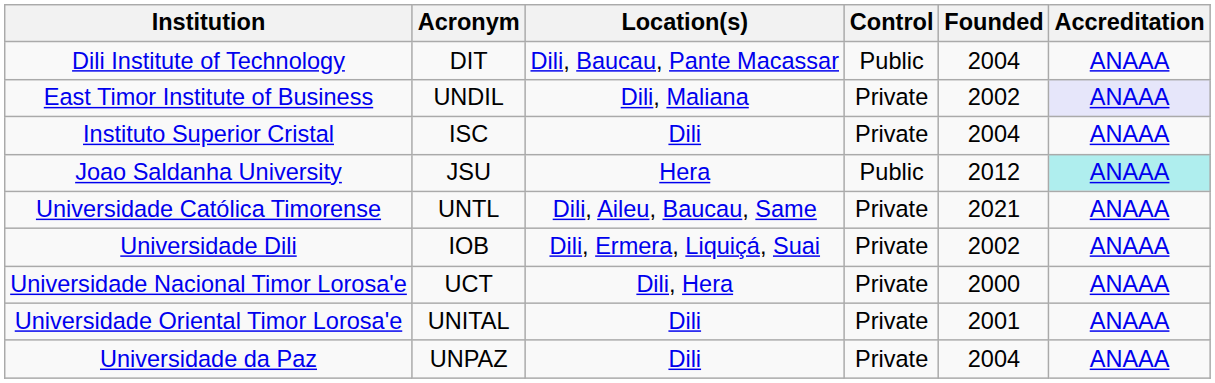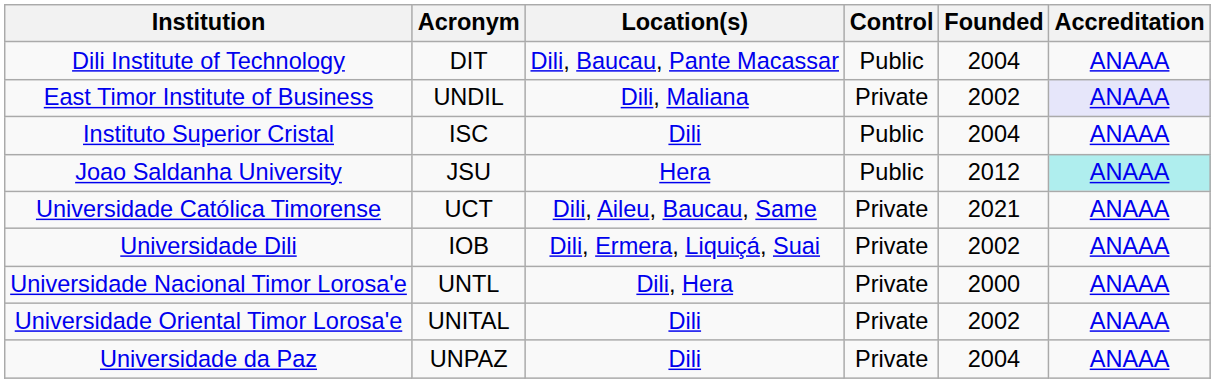(892, 135) Private -> (892, 135) Public
(469, 209) UNTL -> (469, 209) UCT
(469, 284) UCT -> (469, 284) UNTL
(994, 321) 2001 -> (994, 321) 2002
